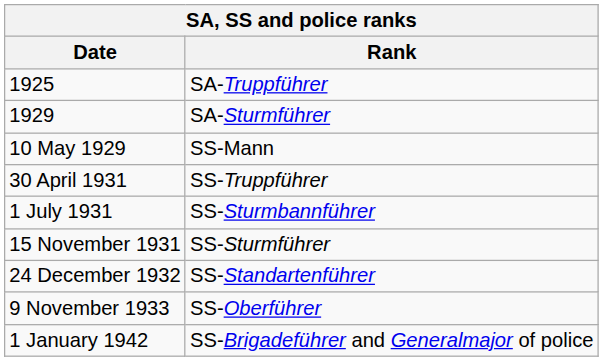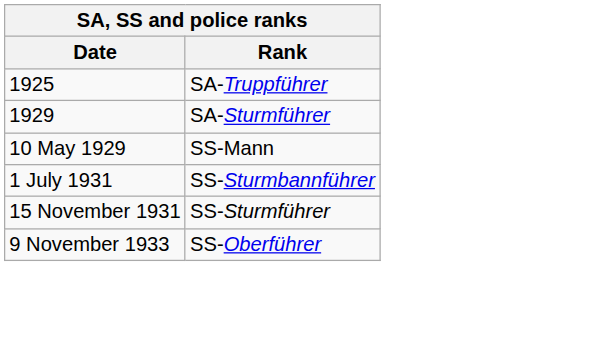- row: (68, 180)
- row: (95, 276)
- row: (79, 340)
